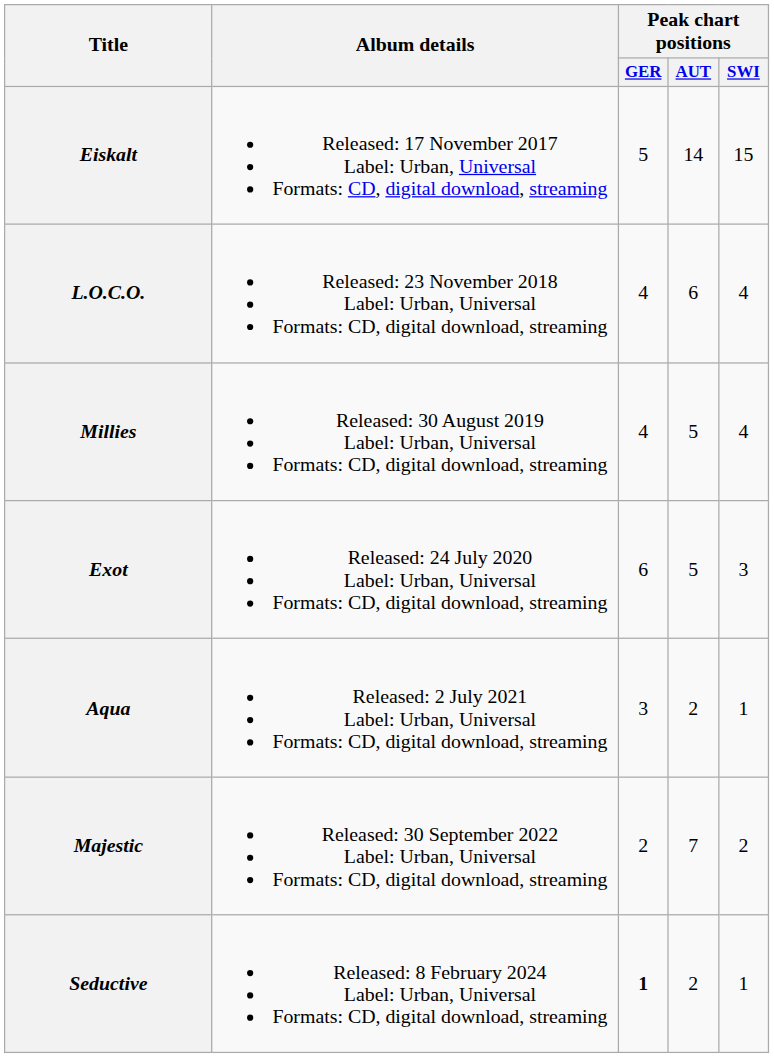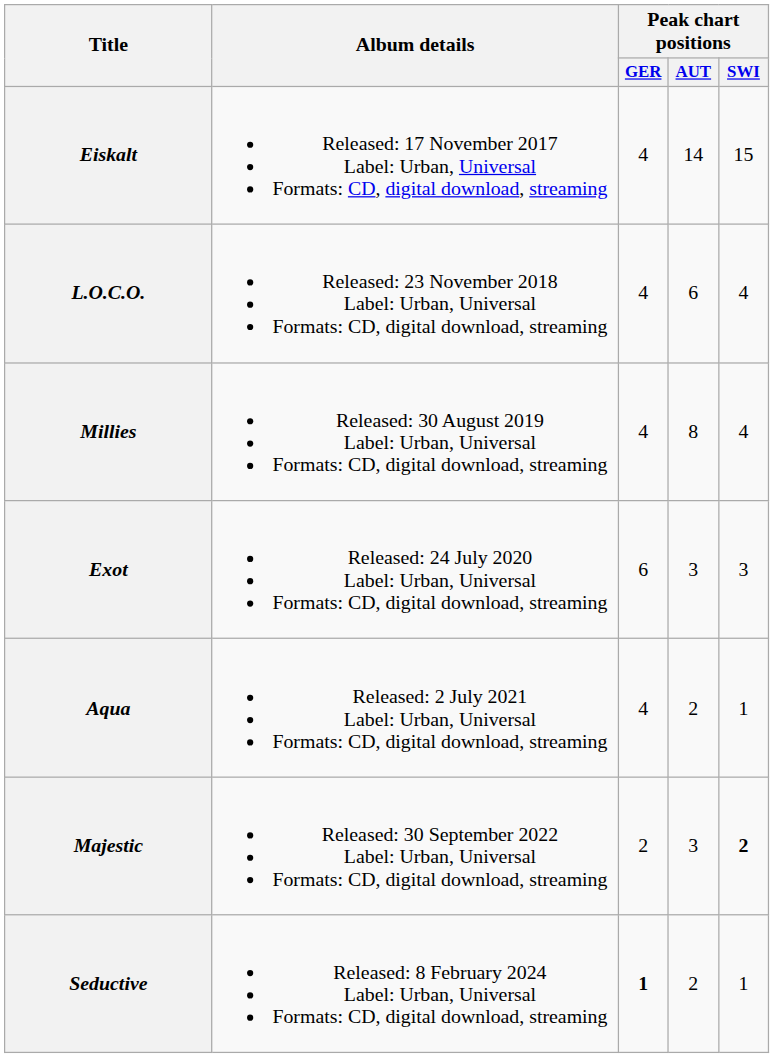(643, 155) 5 -> (643, 155) 4
(693, 431) 5 -> (693, 431) 8
(693, 569) 5 -> (693, 569) 3
(643, 707) 3 -> (643, 707) 4
(693, 845) 7 -> (693, 845) 3
(743, 845) normal -> (743, 845) bold
